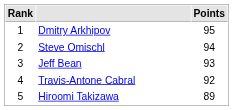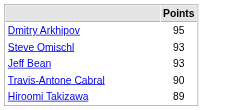- column: (20, 13)
(209, 47) 94 -> (179, 47) 93
(209, 80) 92 -> (179, 80) 90
